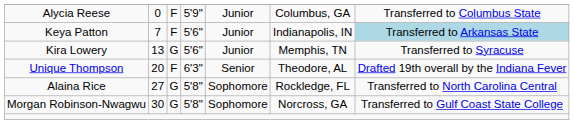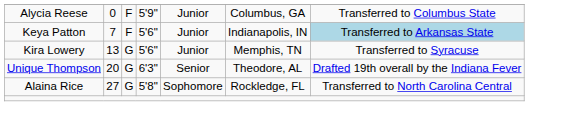(174, 68) F -> (129, 68) G
- row: (76, 104)
